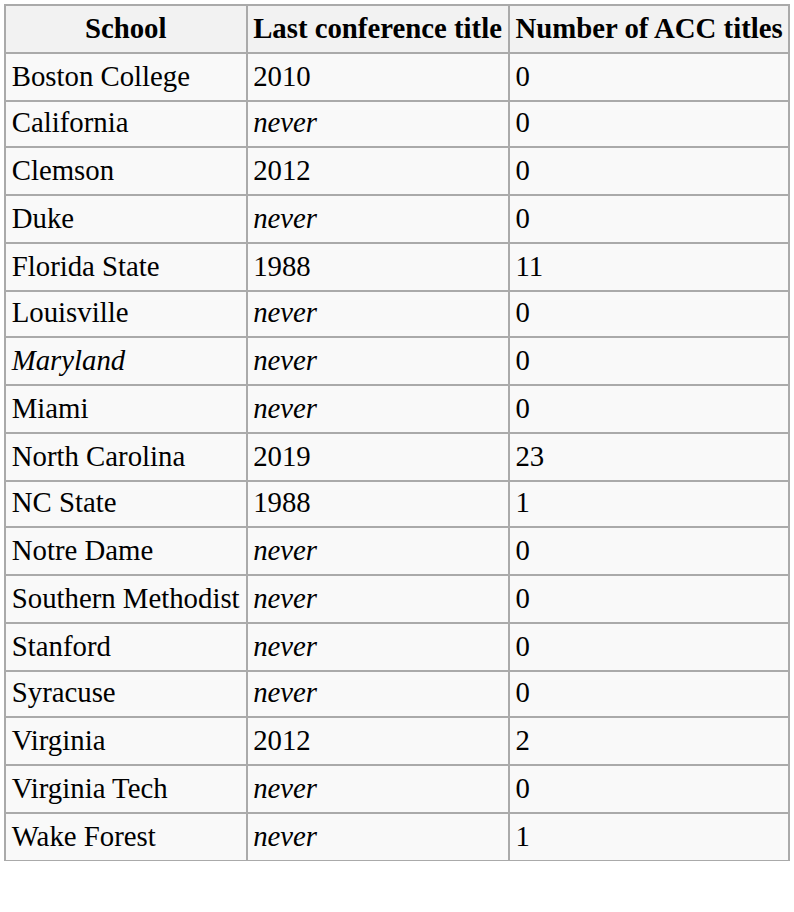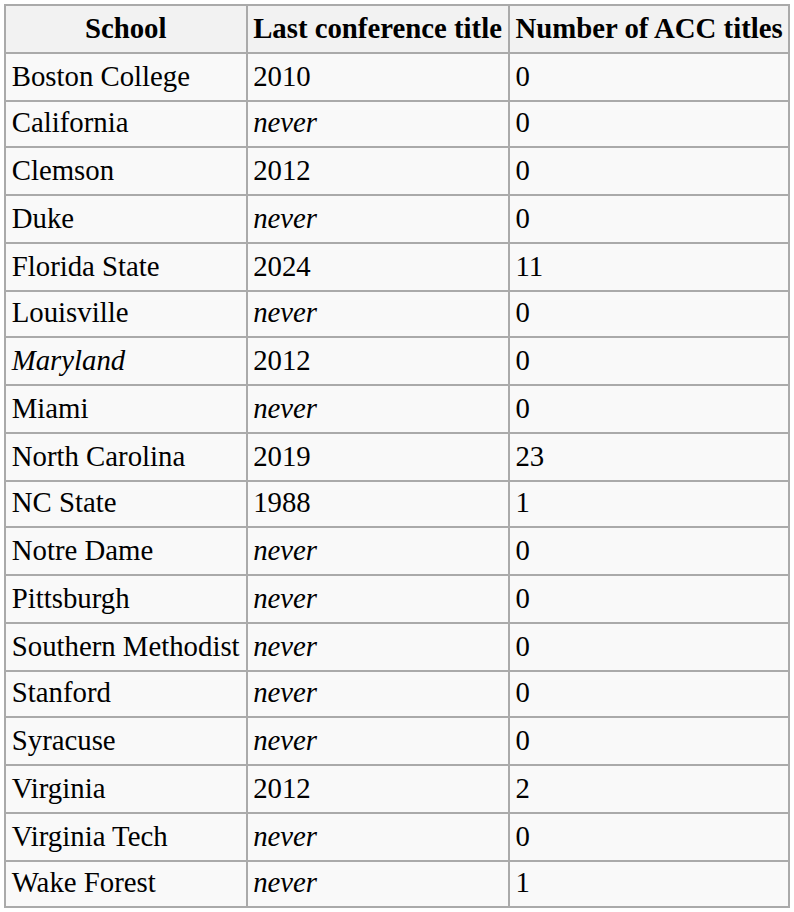(282, 266) 1988 -> (282, 266) 2024
(285, 361) never -> (282, 361) 2012
+ row: (71, 598)
